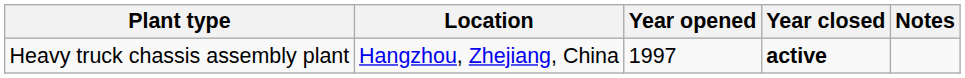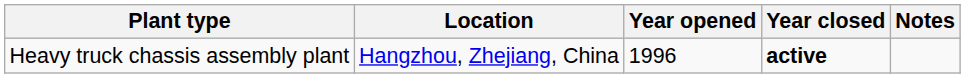(653, 55) 1997 -> (653, 55) 1996
